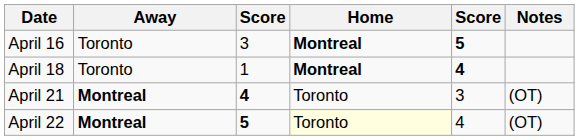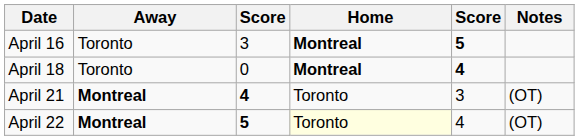(244, 69) 1 -> (244, 69) 0
